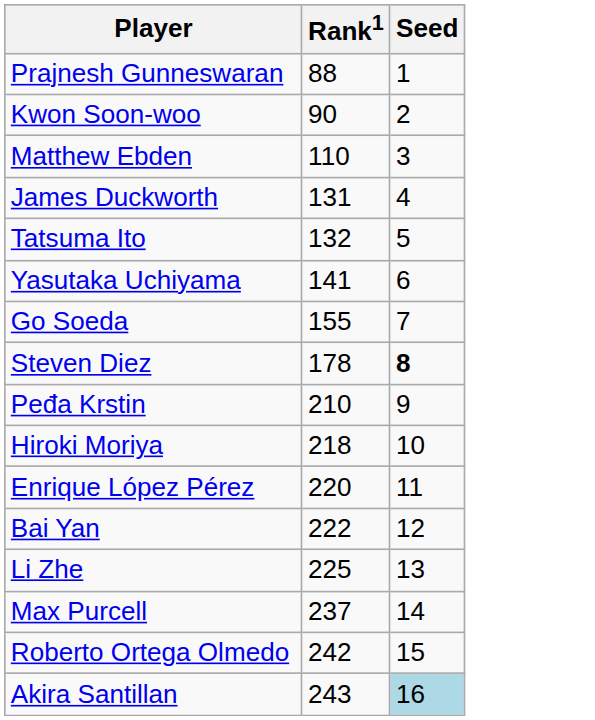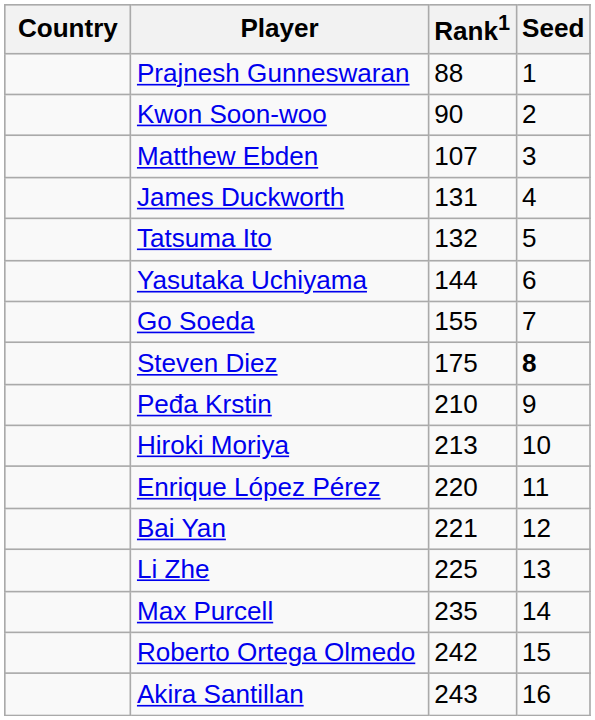+ column: (68, 28)
(329, 156) 110 -> (456, 156) 107
(330, 280) 141 -> (456, 280) 144
(330, 363) 178 -> (456, 363) 175
(330, 445) 218 -> (456, 445) 213
(330, 528) 222 -> (456, 528) 221
(330, 611) 237 -> (456, 611) 235
(410, 694) lightblue background -> (537, 694) no background
